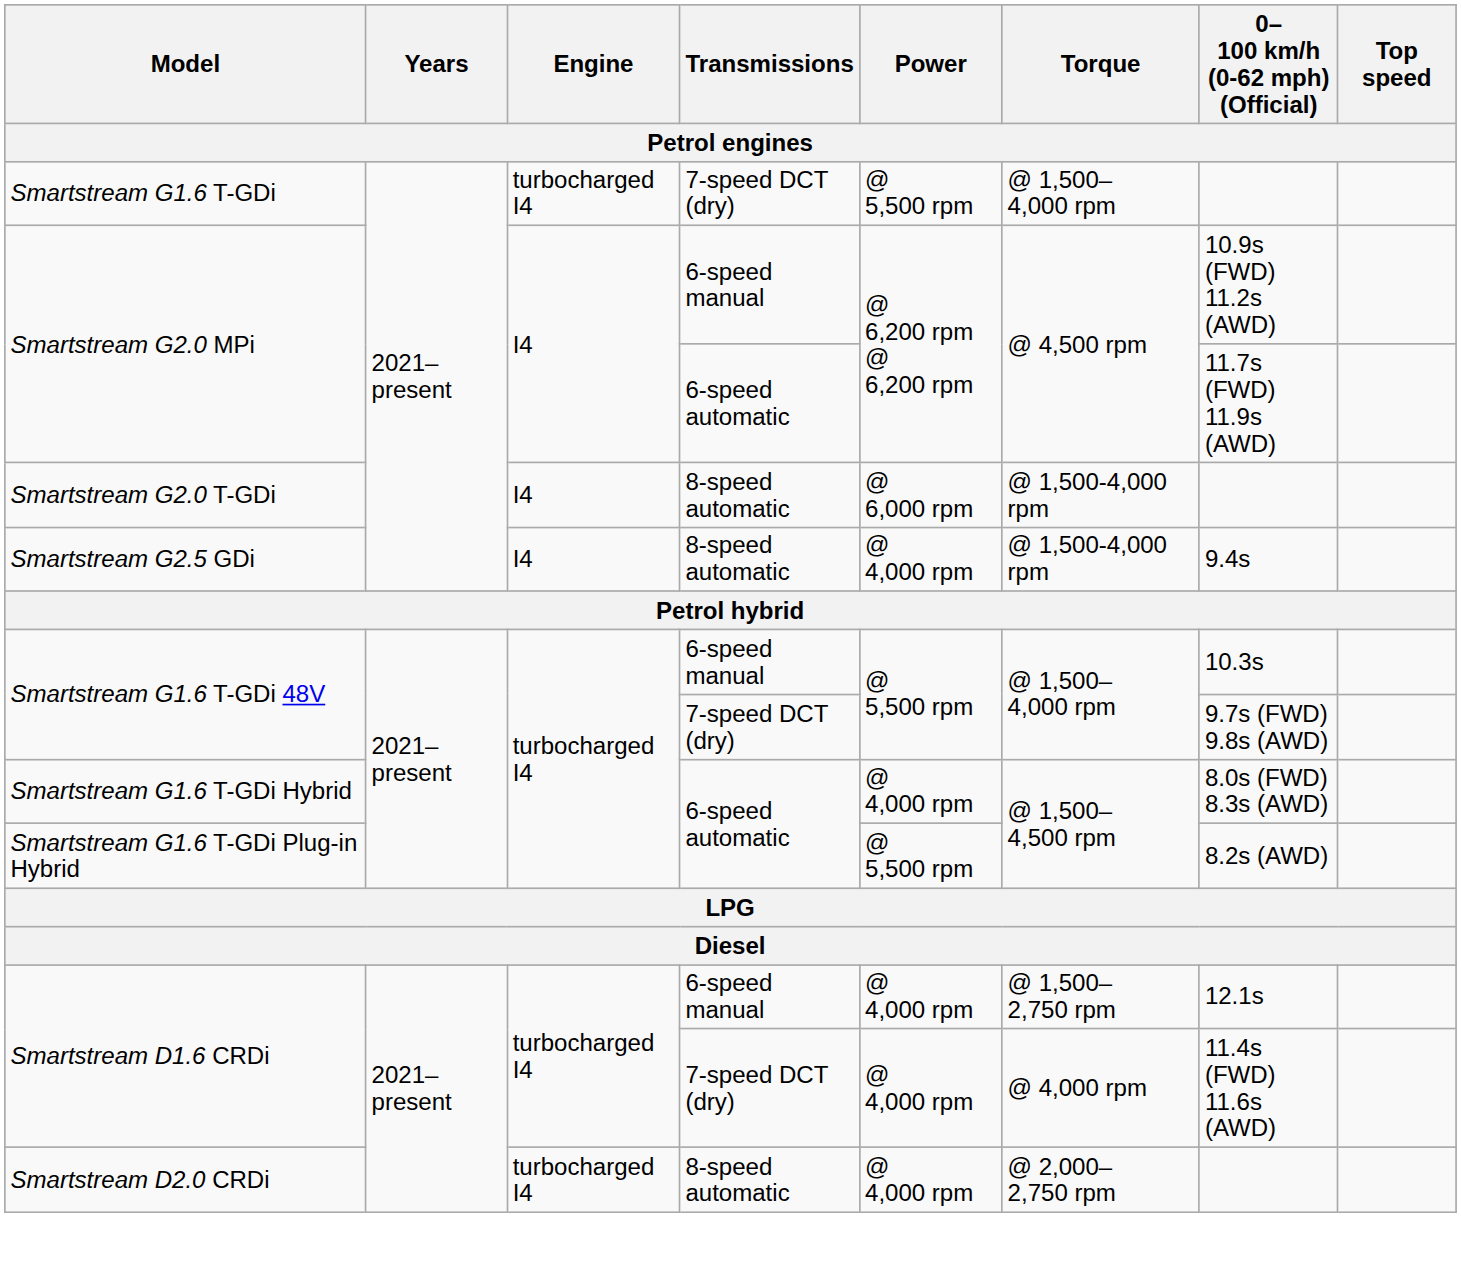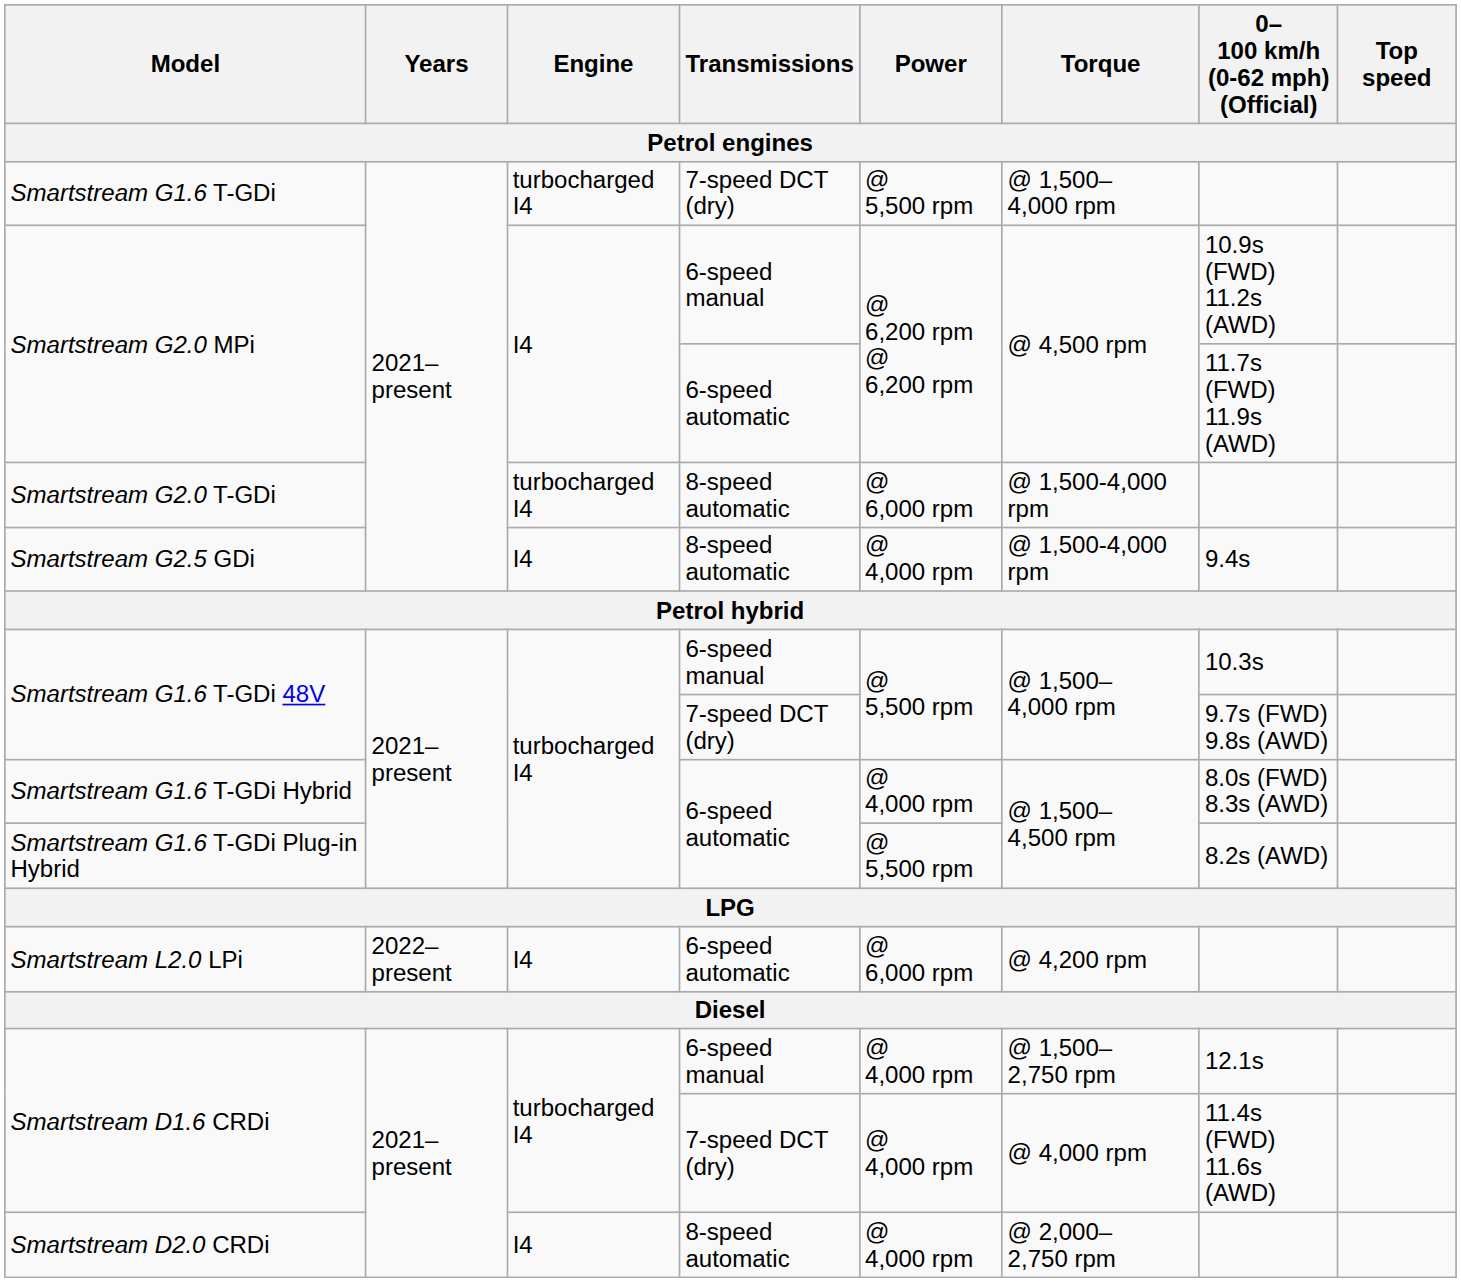(523, 495) I4 -> (584, 495) turbocharged I4
+ row: (127, 959)
(584, 1180) turbocharged I4 -> (523, 1245) I4
